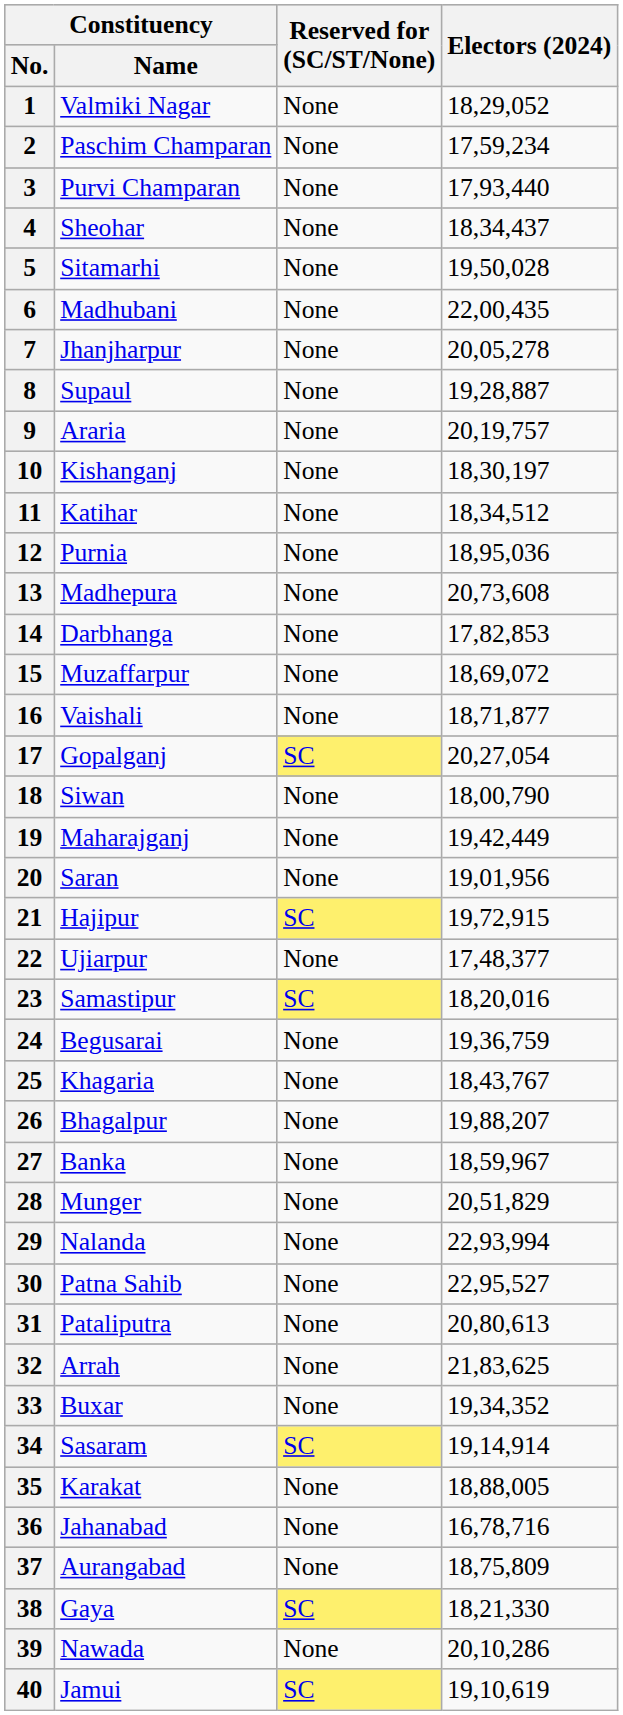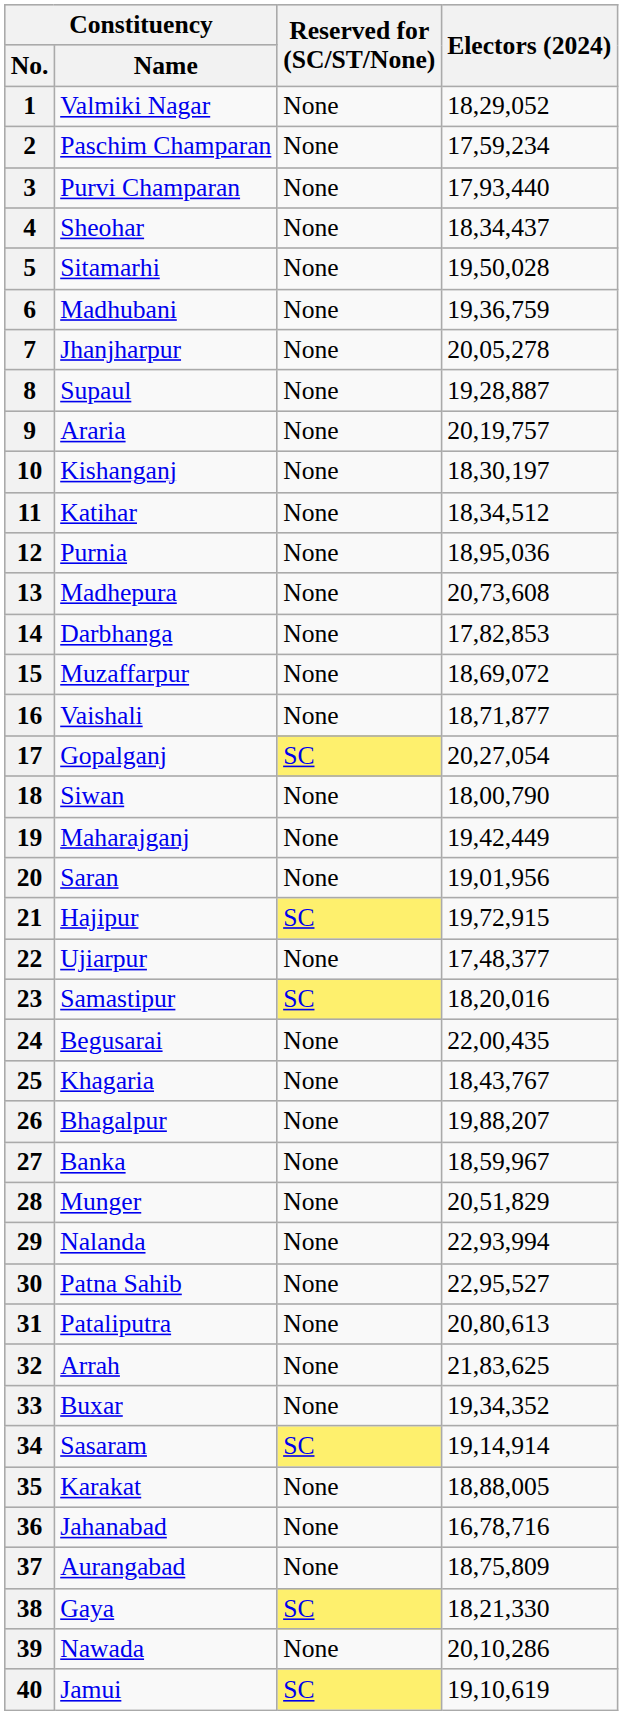(498, 308) 22,00,435 -> (498, 308) 19,36,759
(498, 1039) 19,36,759 -> (498, 1039) 22,00,435
